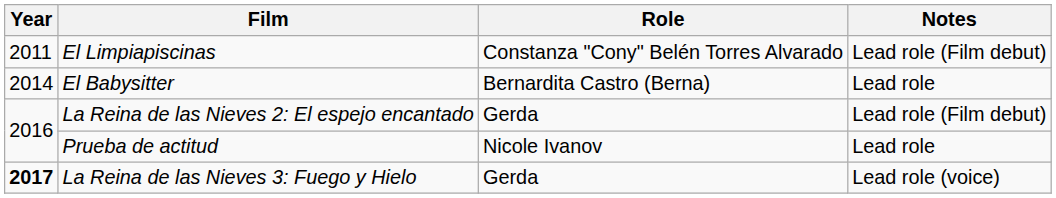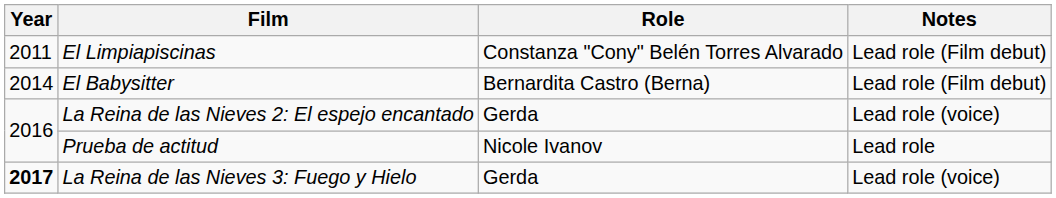(894, 83) Lead role -> (949, 83) Lead role (Film debut)
(949, 114) Lead role (Film debut) -> (926, 114) Lead role (voice)
